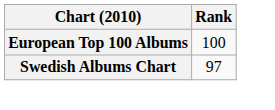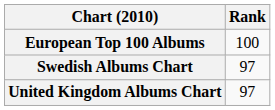+ row: (115, 92)
